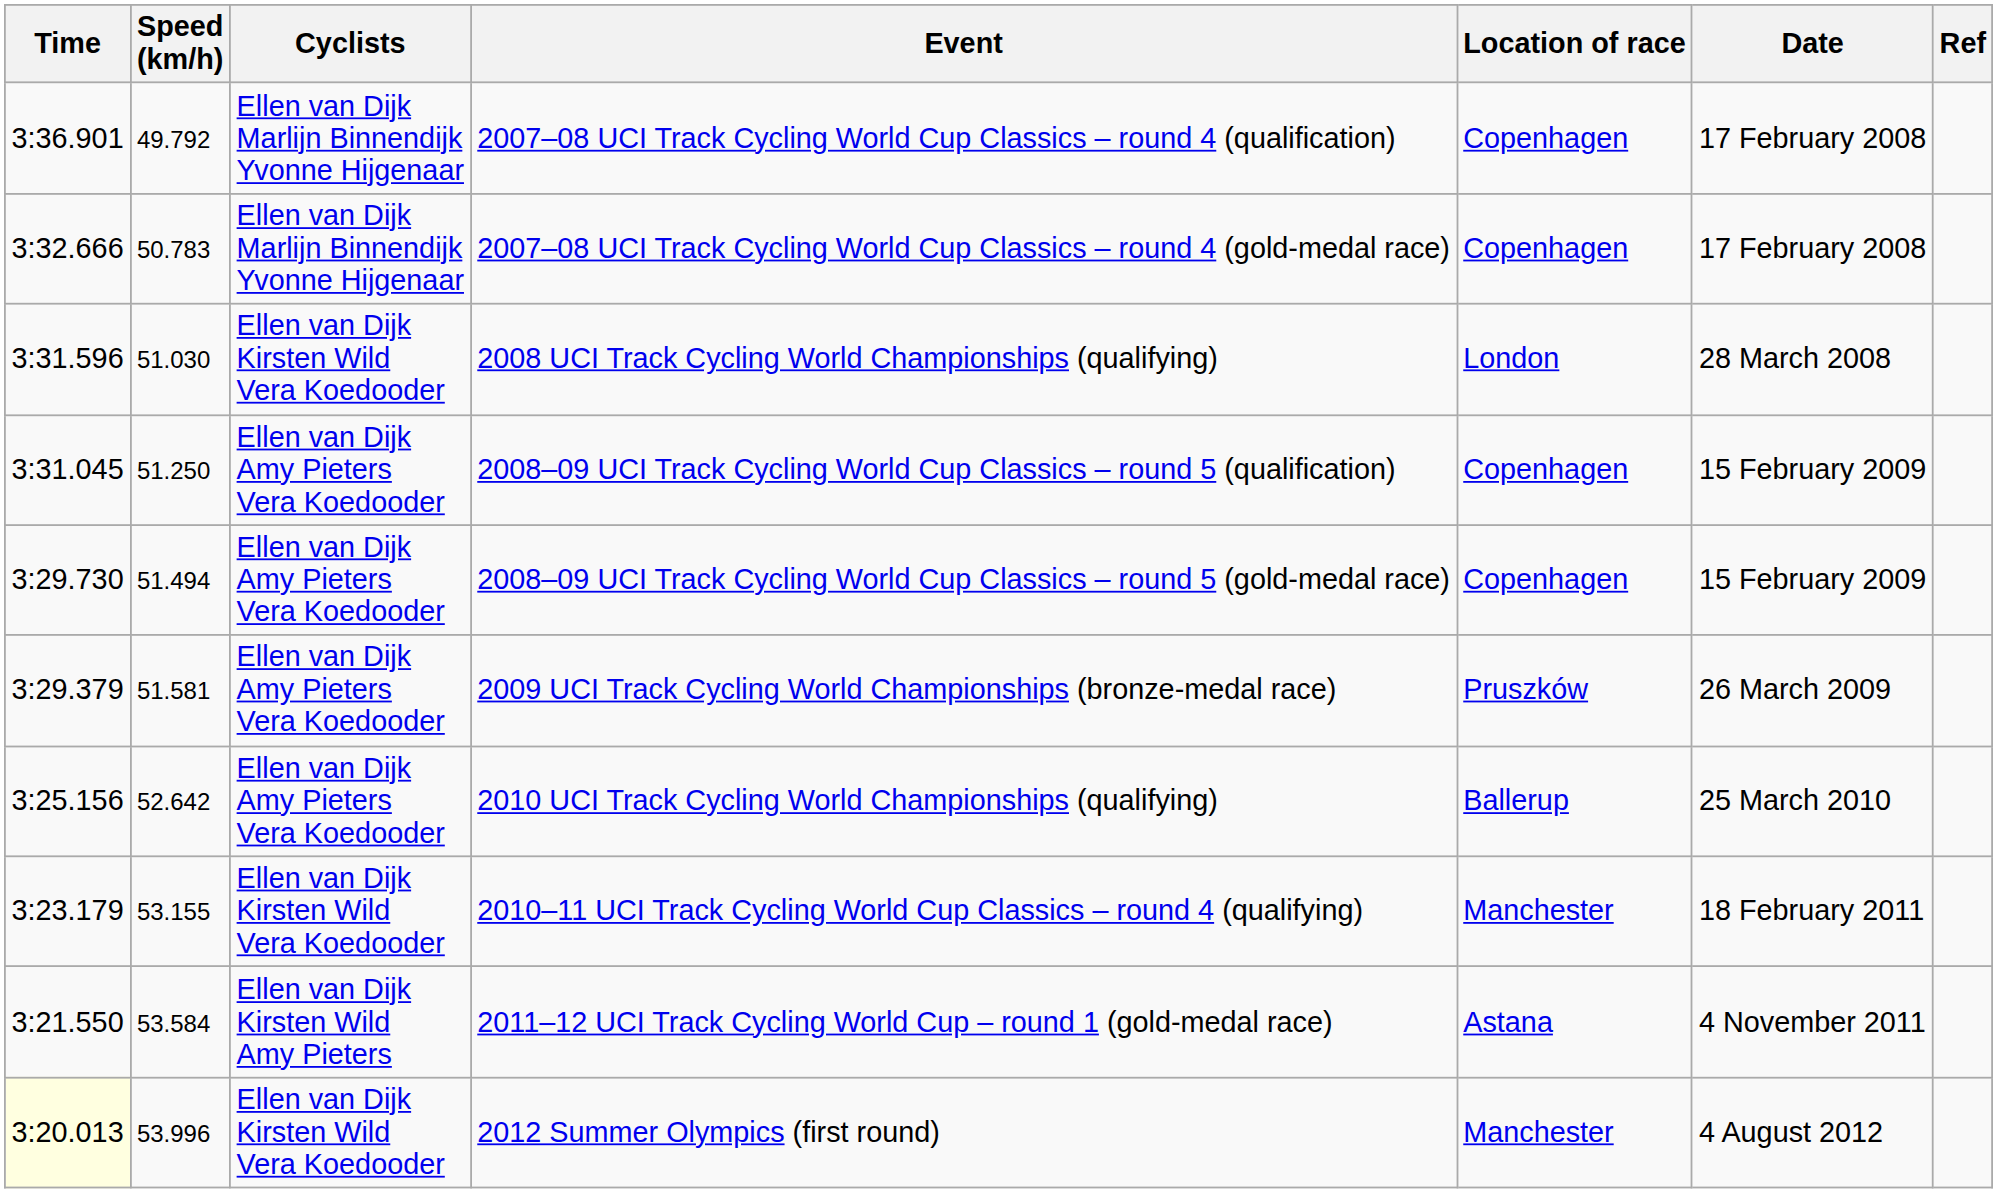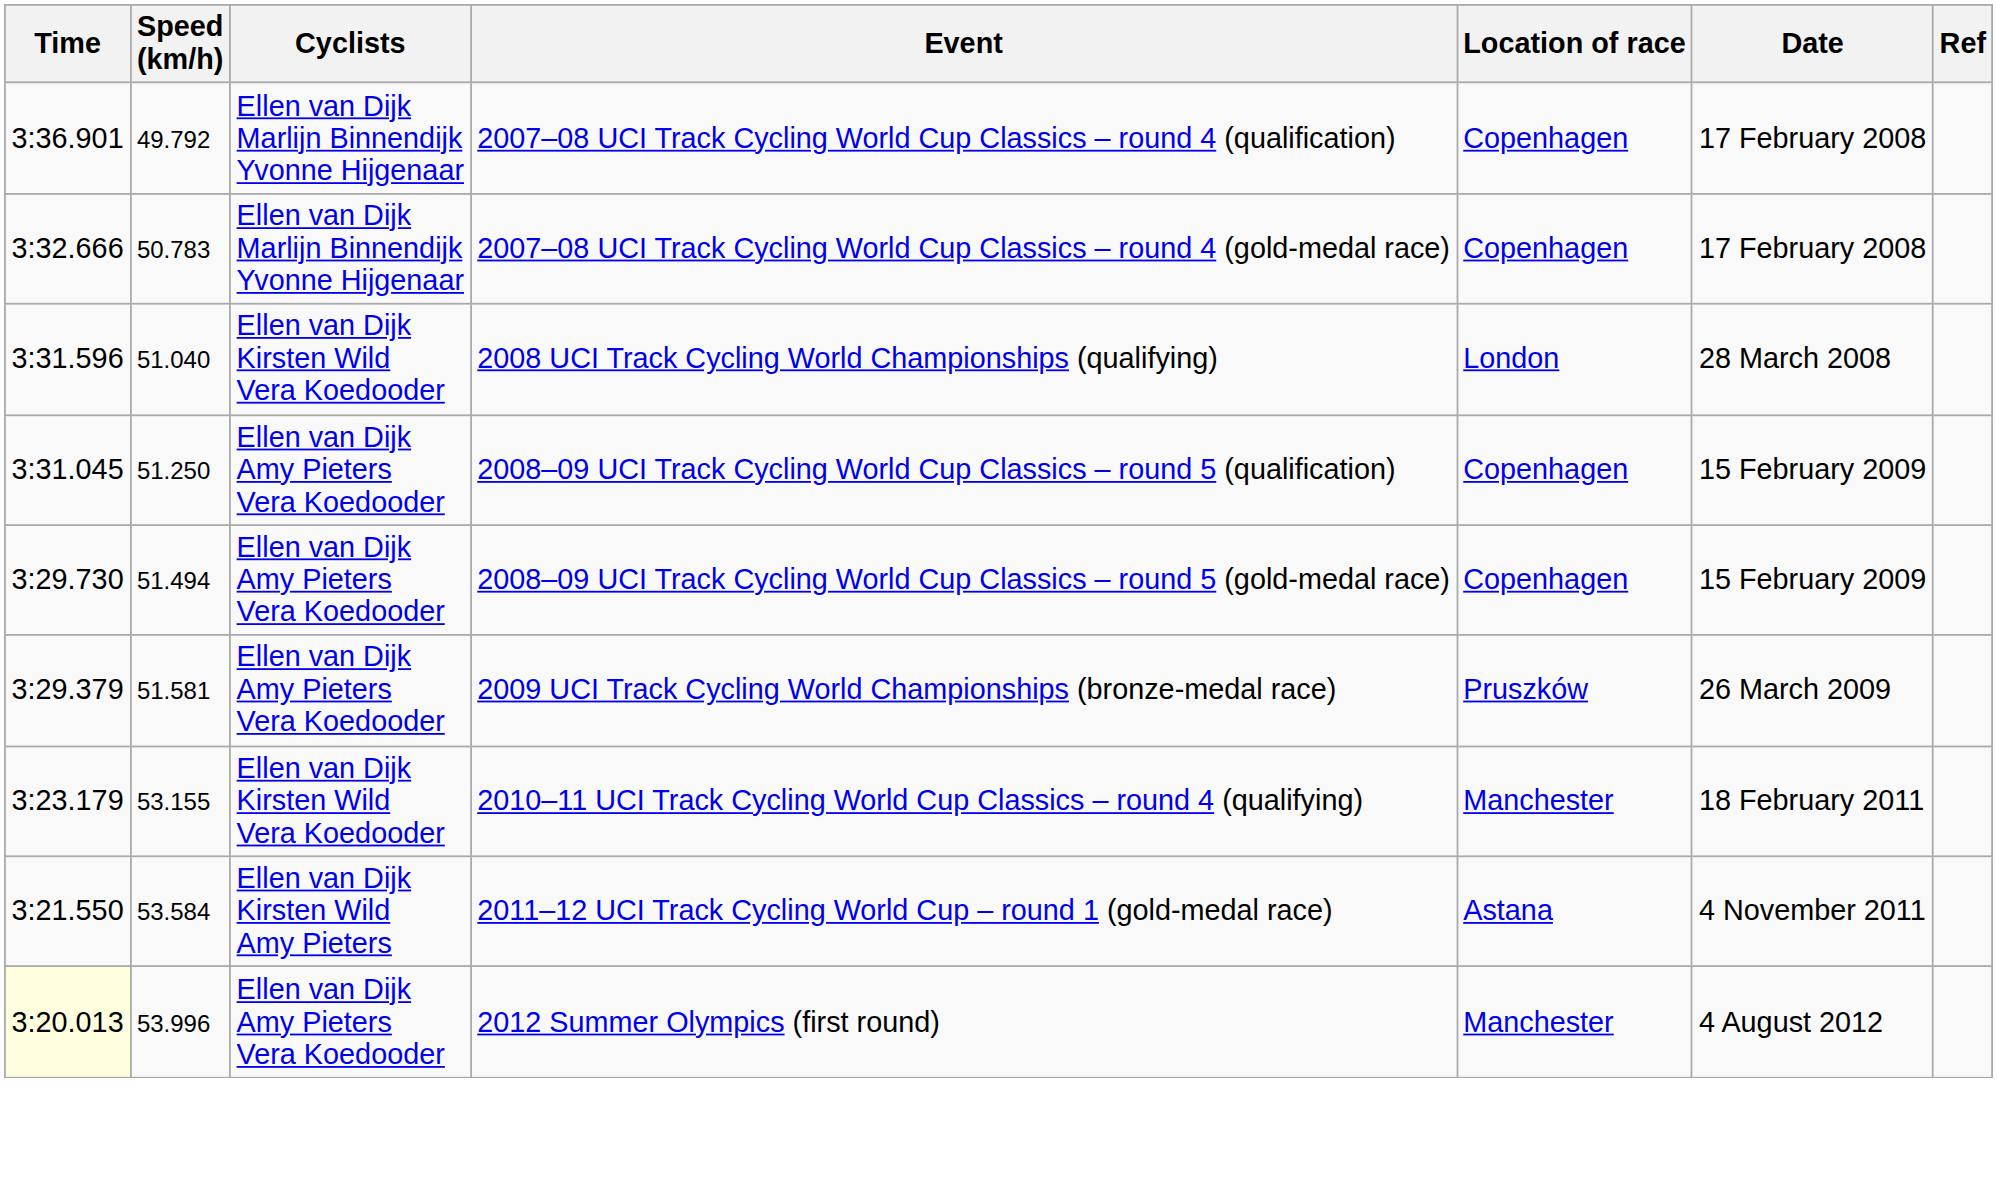(174, 360) 51.030 -> (174, 360) 51.040
- row: (848, 800)
(341, 1132) Ellen van Dijk Kirsten Wild Vera Koedooder -> (341, 1021) Ellen van Dijk Amy Pieters Vera Koedooder
